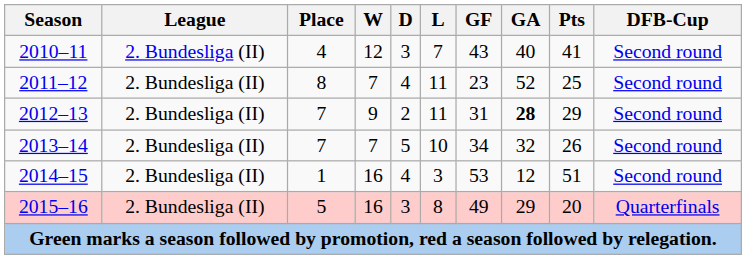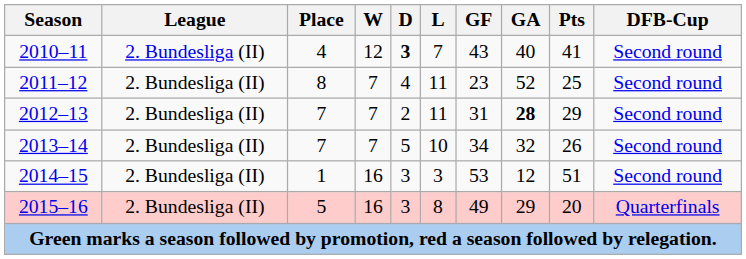(405, 51) normal -> (405, 51) bold
(373, 113) 9 -> (373, 113) 7
(405, 176) 4 -> (405, 176) 3
